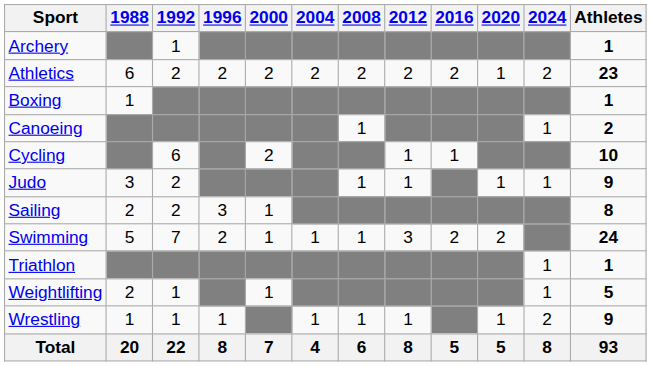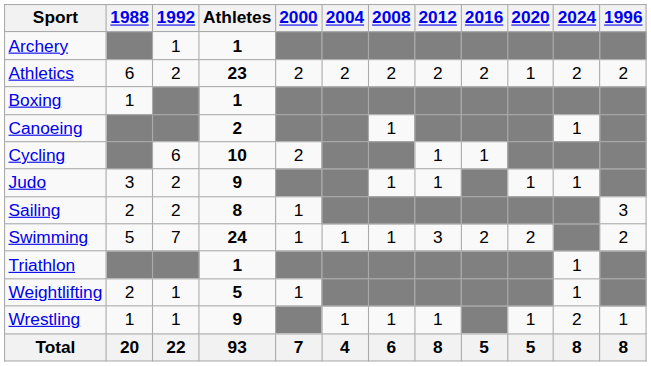columns swapped: (222, 18) <-> (608, 18)
